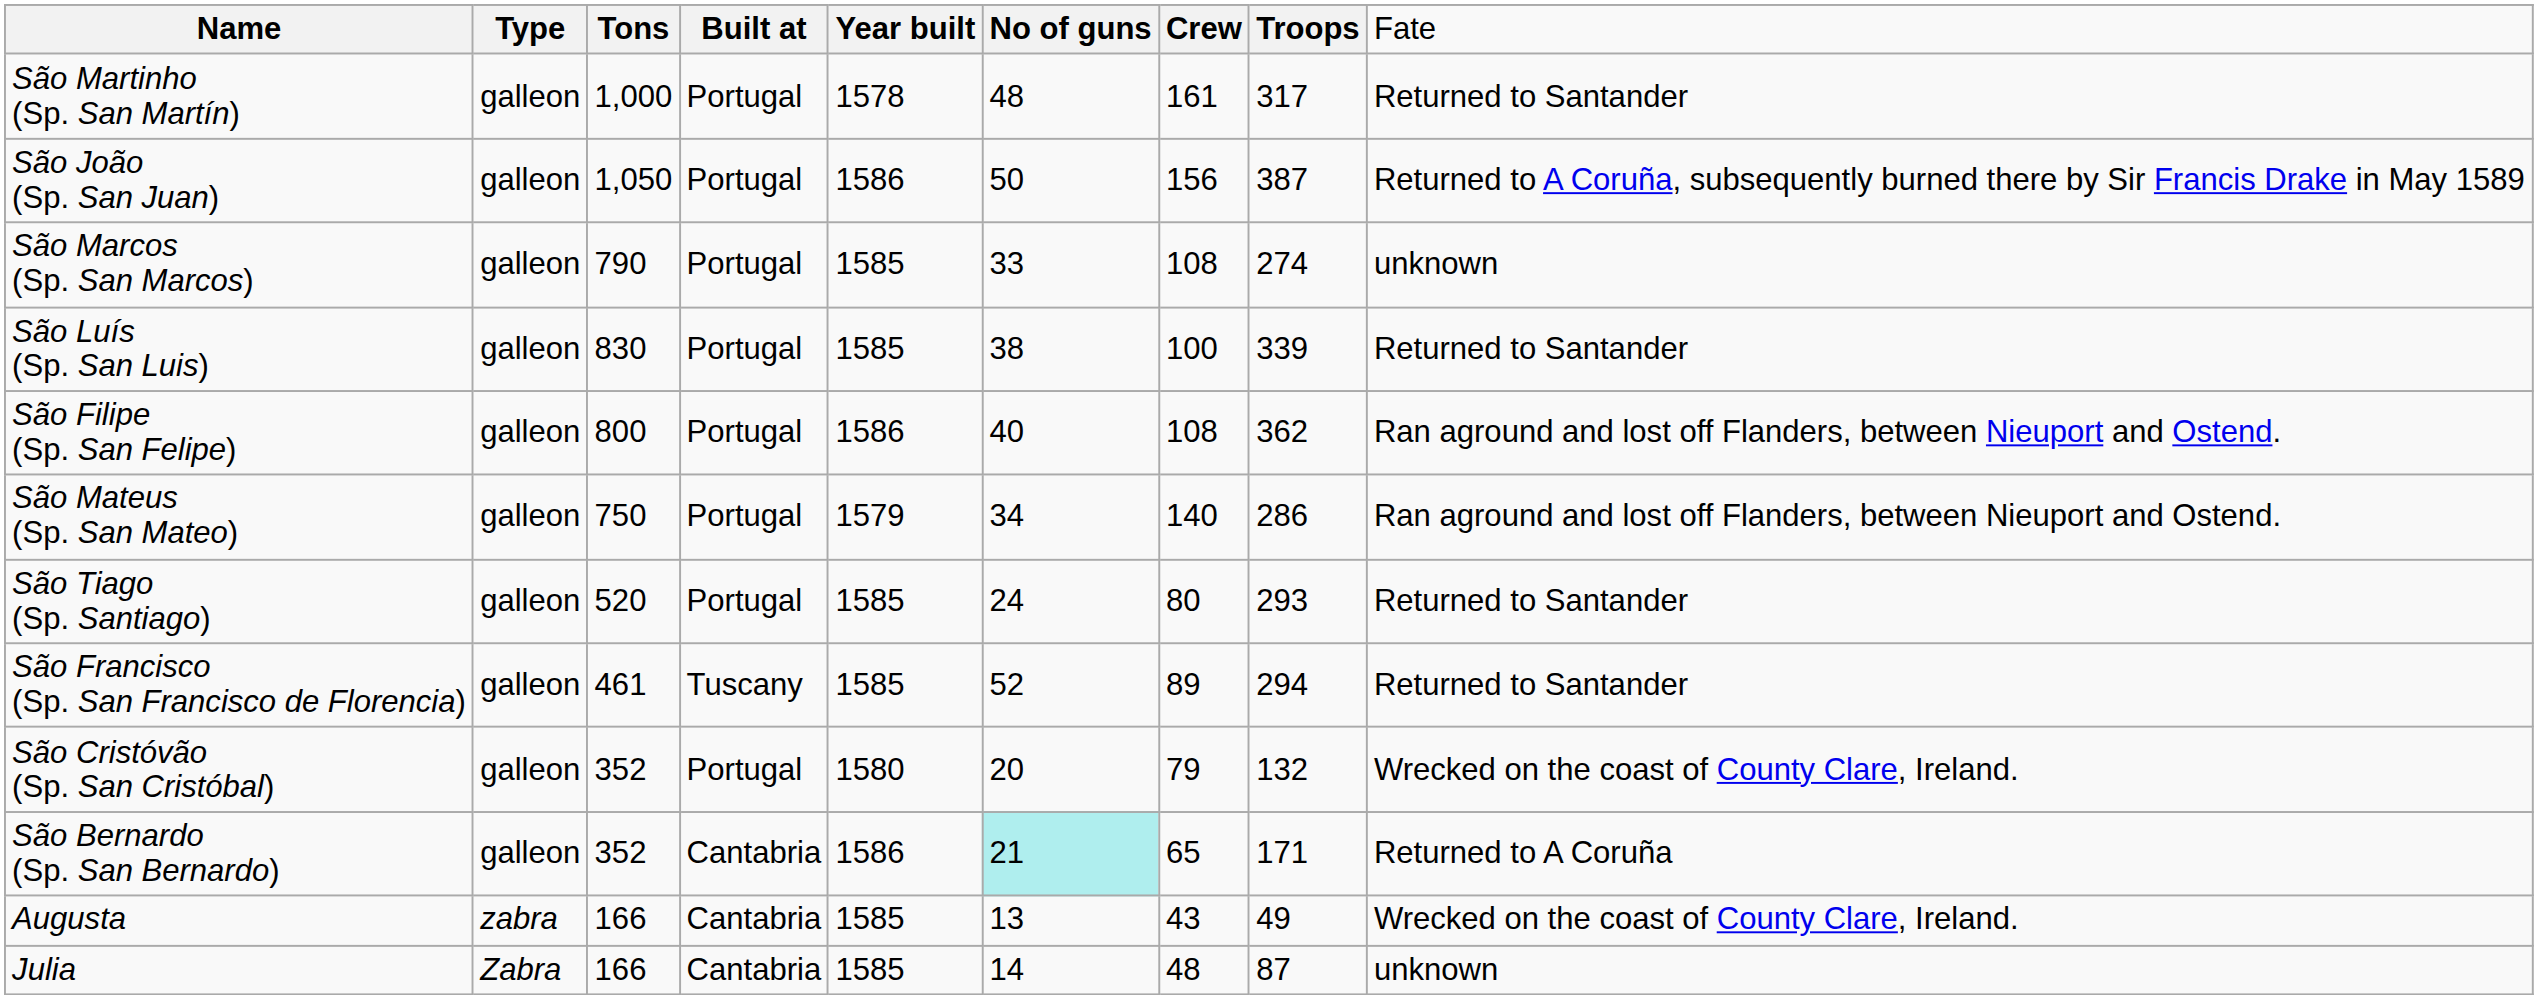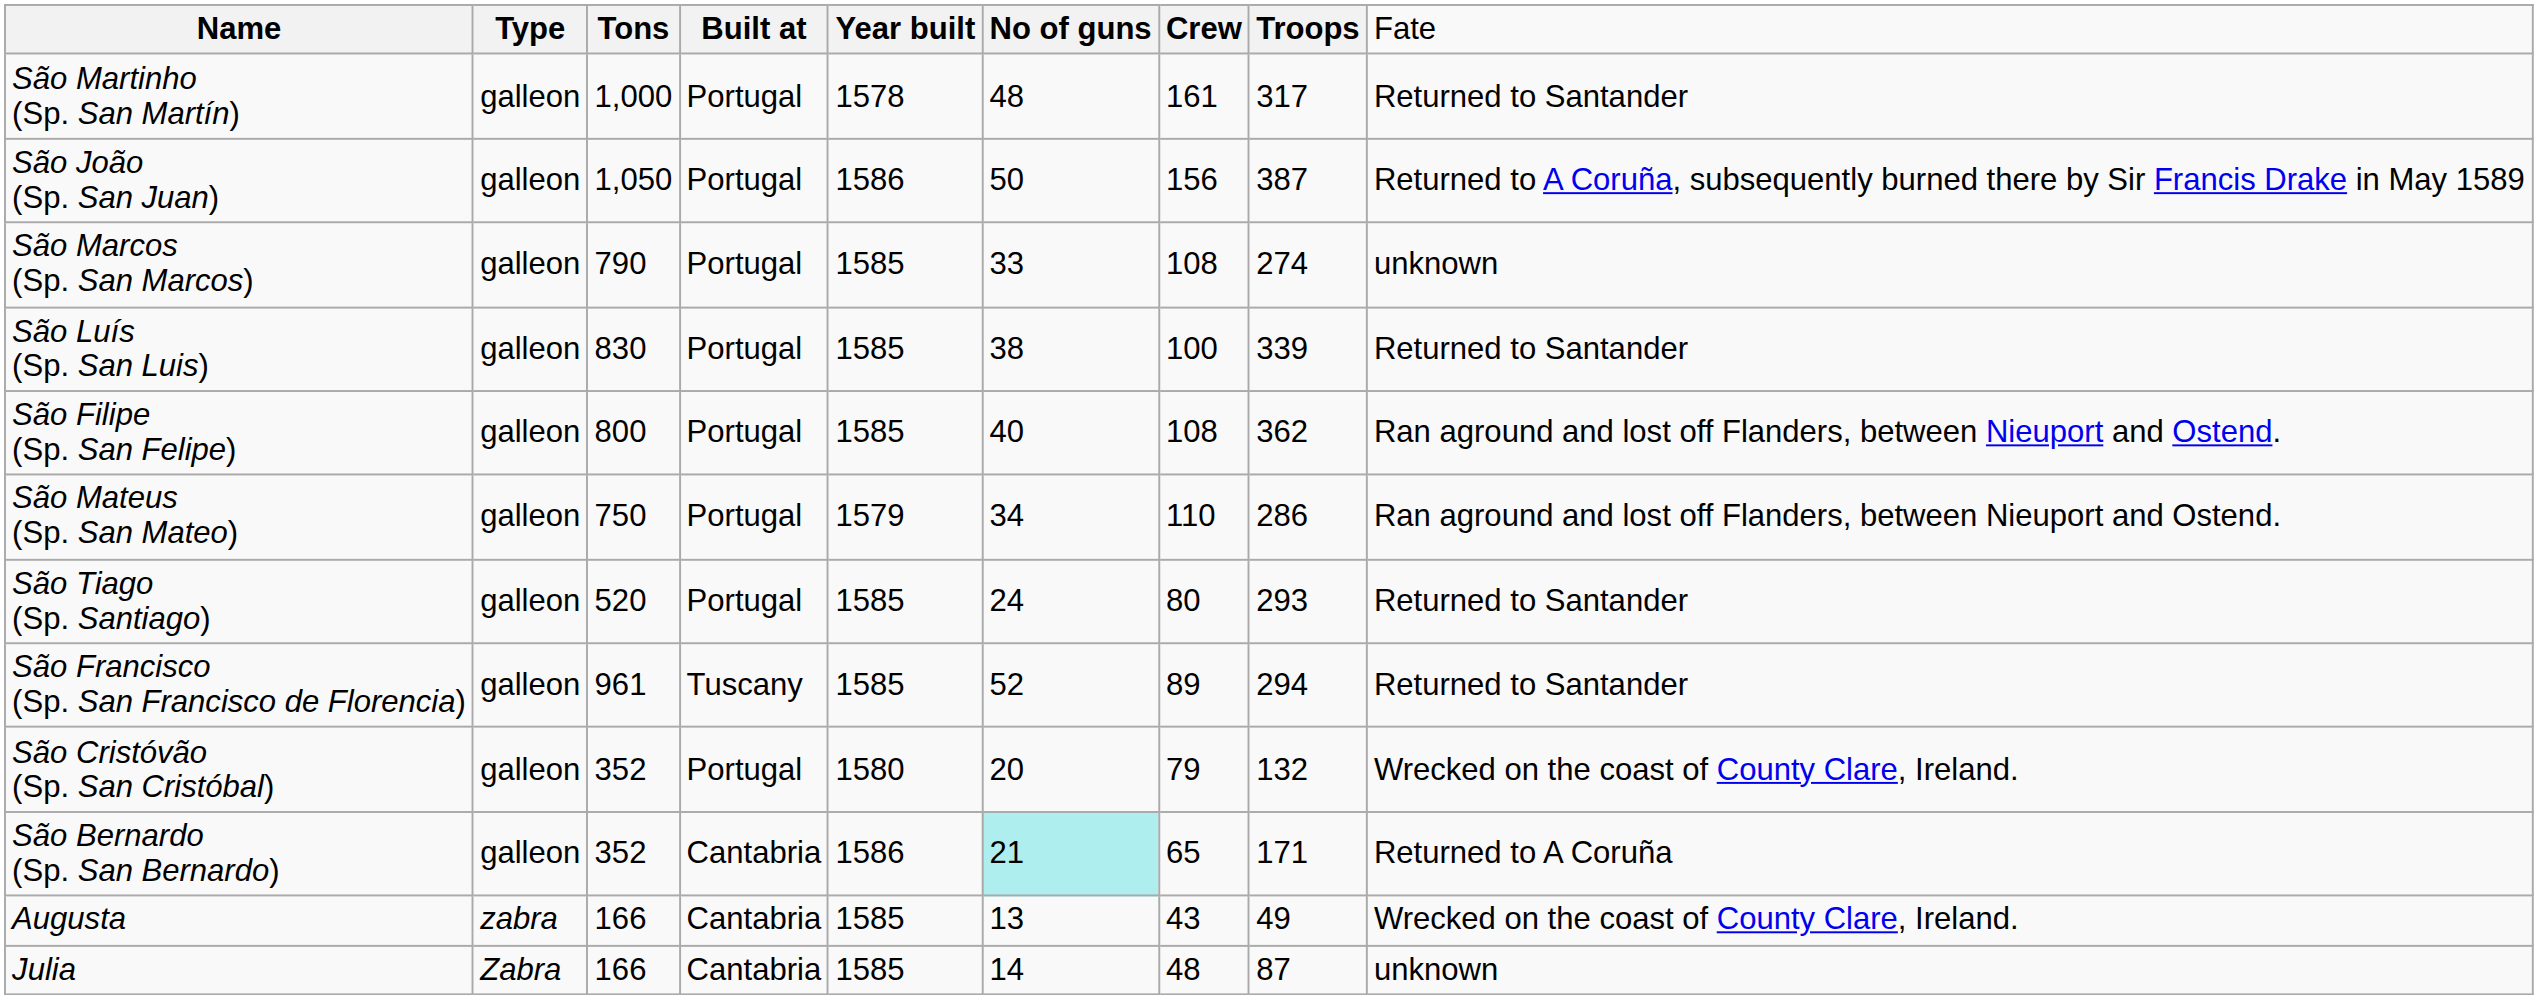(870, 432) 1586 -> (870, 432) 1585
(1192, 516) 140 -> (1191, 516) 110
(621, 684) 461 -> (621, 684) 961
